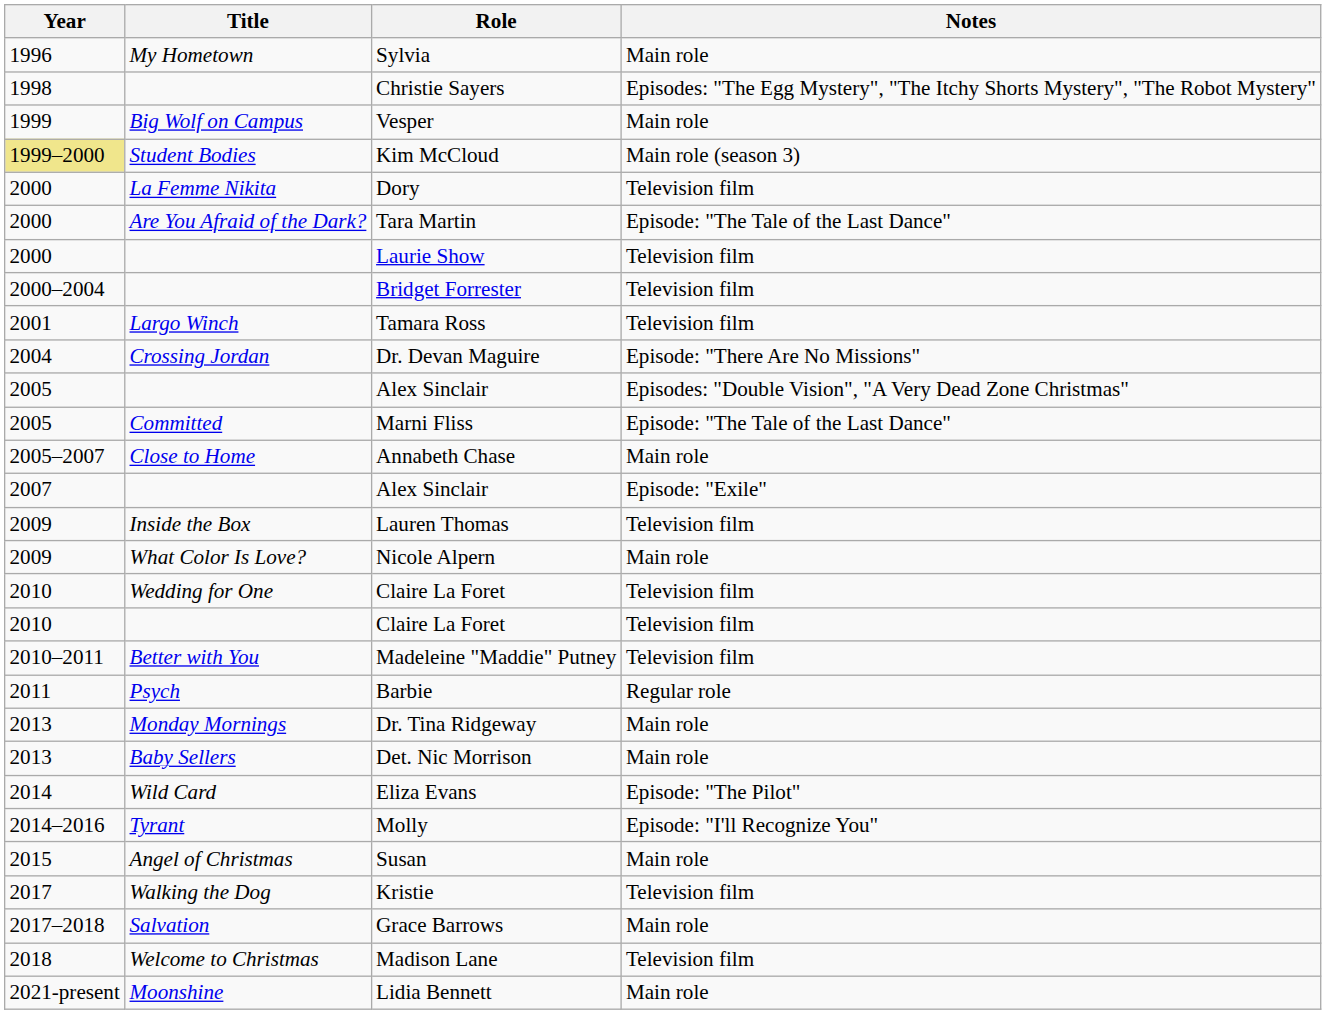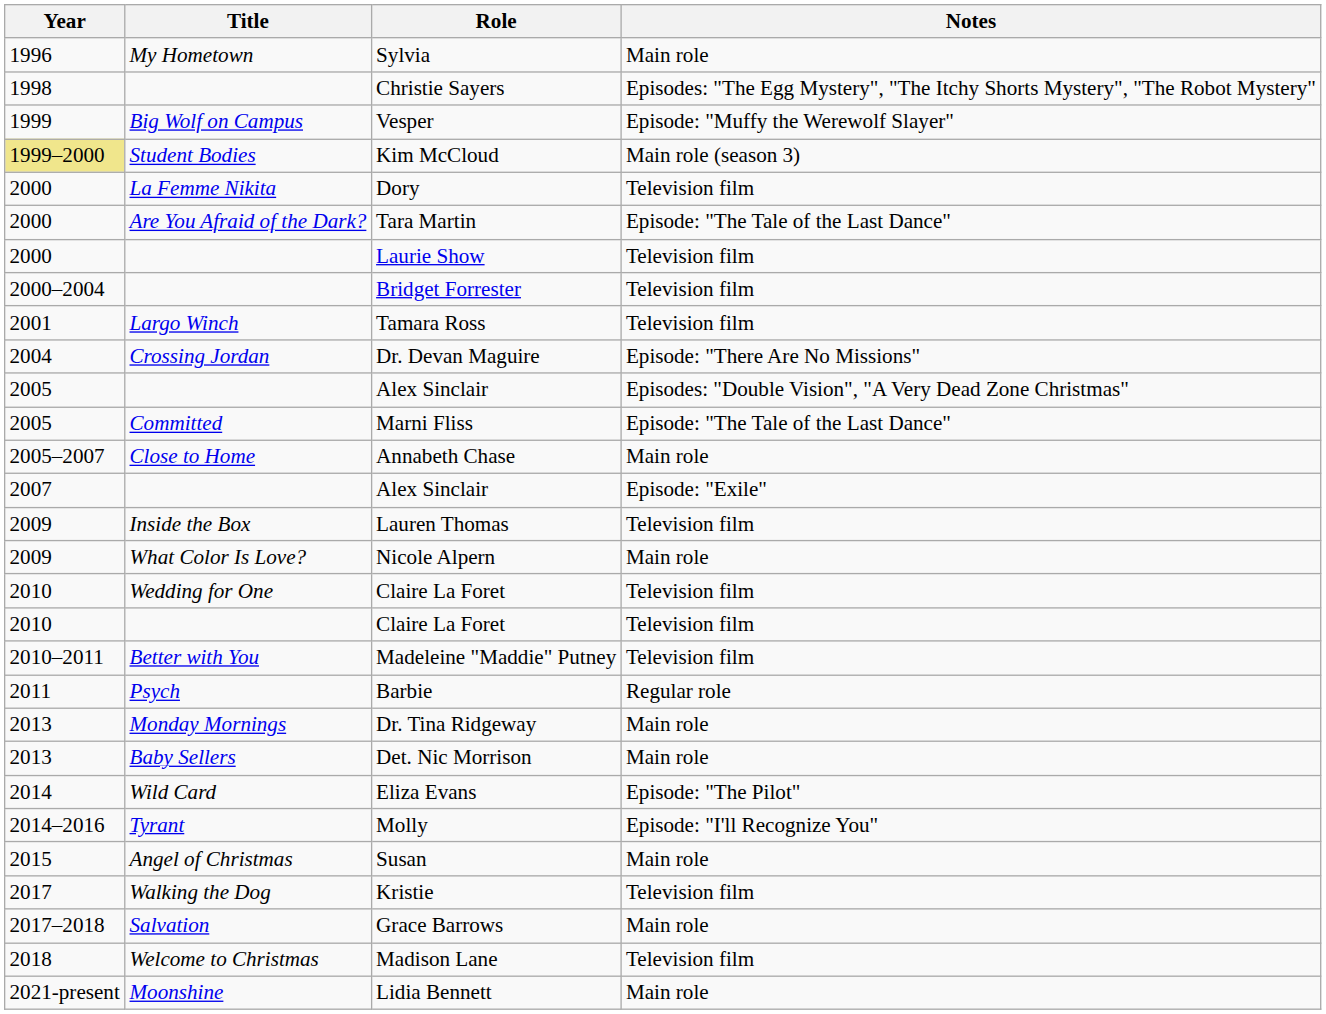(667, 121) Main role -> (790, 121) Episode: "Muffy the Werewolf Slayer"
